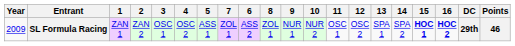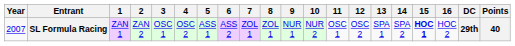columns swapped: (249, 11) <-> (229, 11)
(16, 29) 2009 -> (16, 29) 2007
(447, 29) bold -> (447, 29) normal
(495, 29) 46 -> (495, 29) 40
